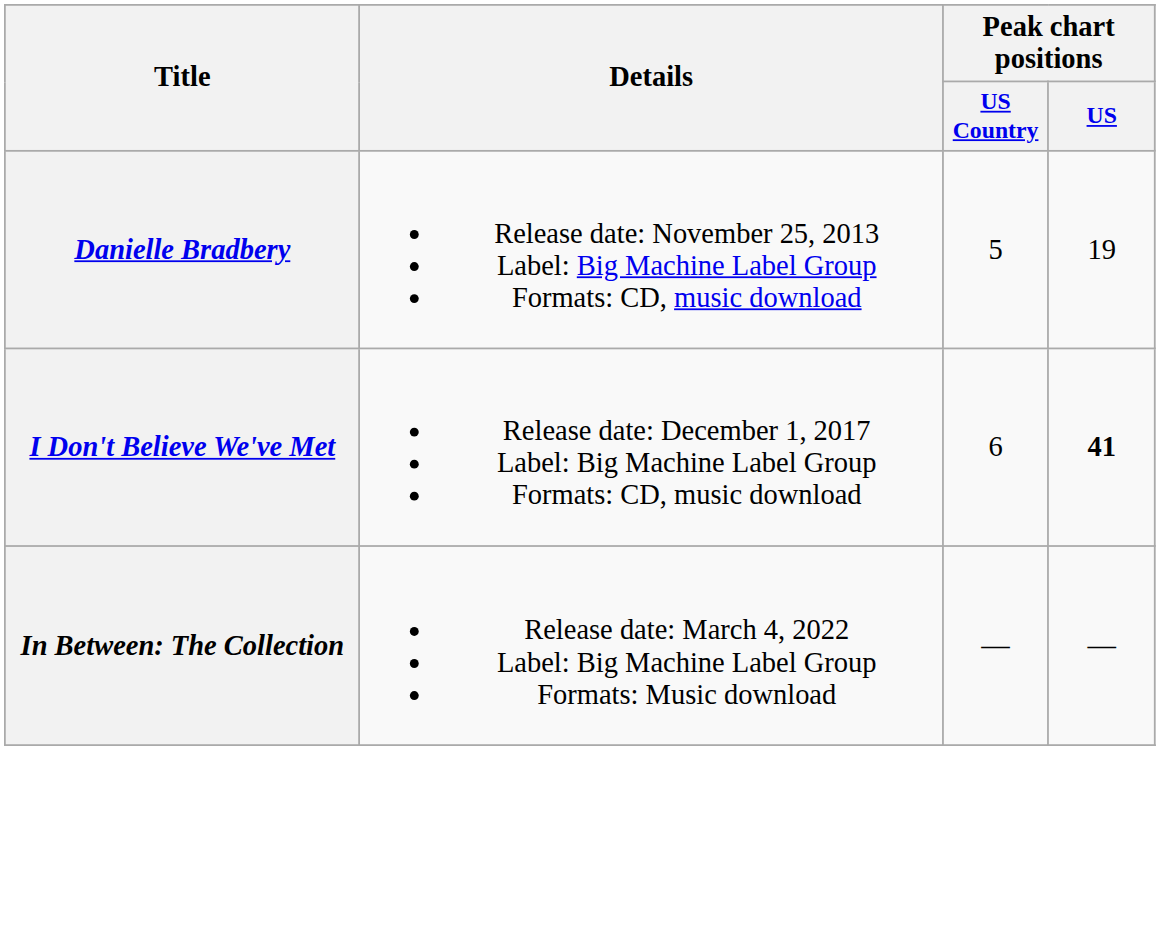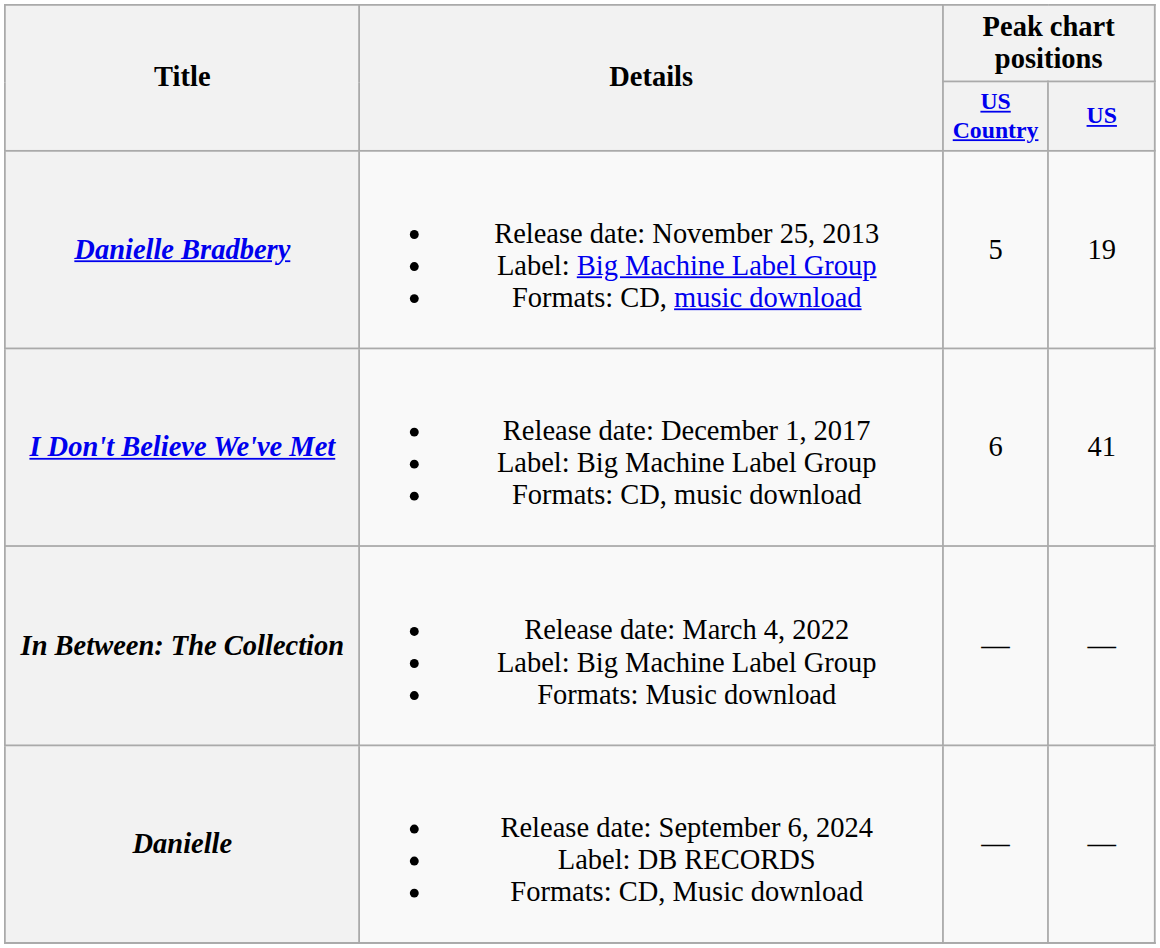(1102, 447) bold -> (1102, 447) normal
+ row: (182, 843)
